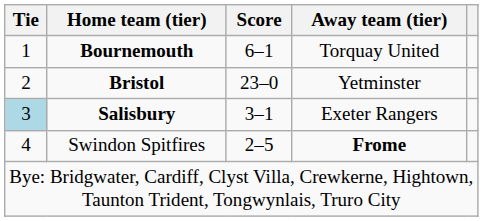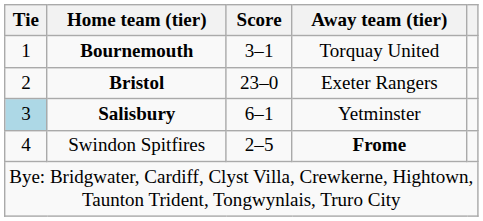(259, 51) 6–1 -> (259, 51) 3–1
(379, 82) Yetminster -> (379, 82) Exeter Rangers
(259, 114) 3–1 -> (259, 114) 6–1
(379, 114) Exeter Rangers -> (379, 114) Yetminster
